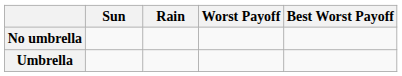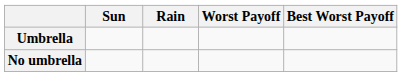rows swapped: (45, 38) <-> (45, 60)
